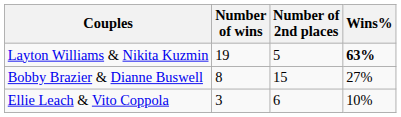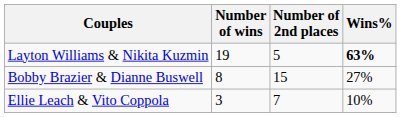(277, 100) 6 -> (277, 100) 7
